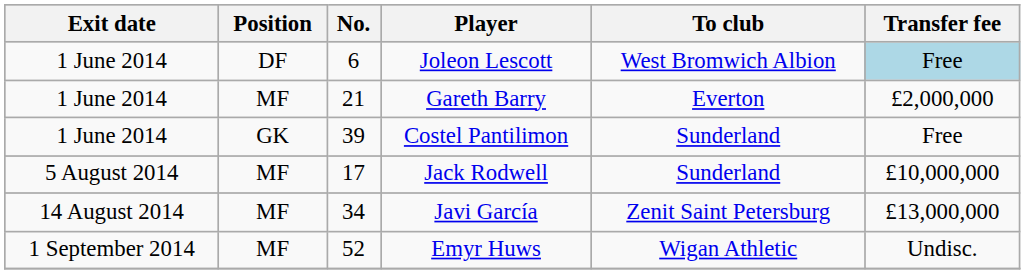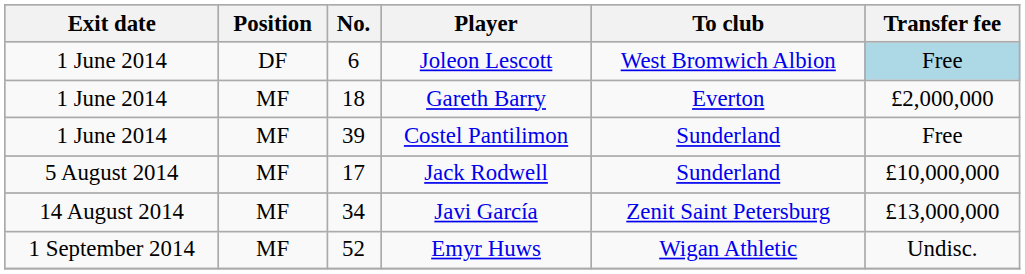(353, 98) 21 -> (353, 98) 18
(273, 136) GK -> (273, 136) MF
